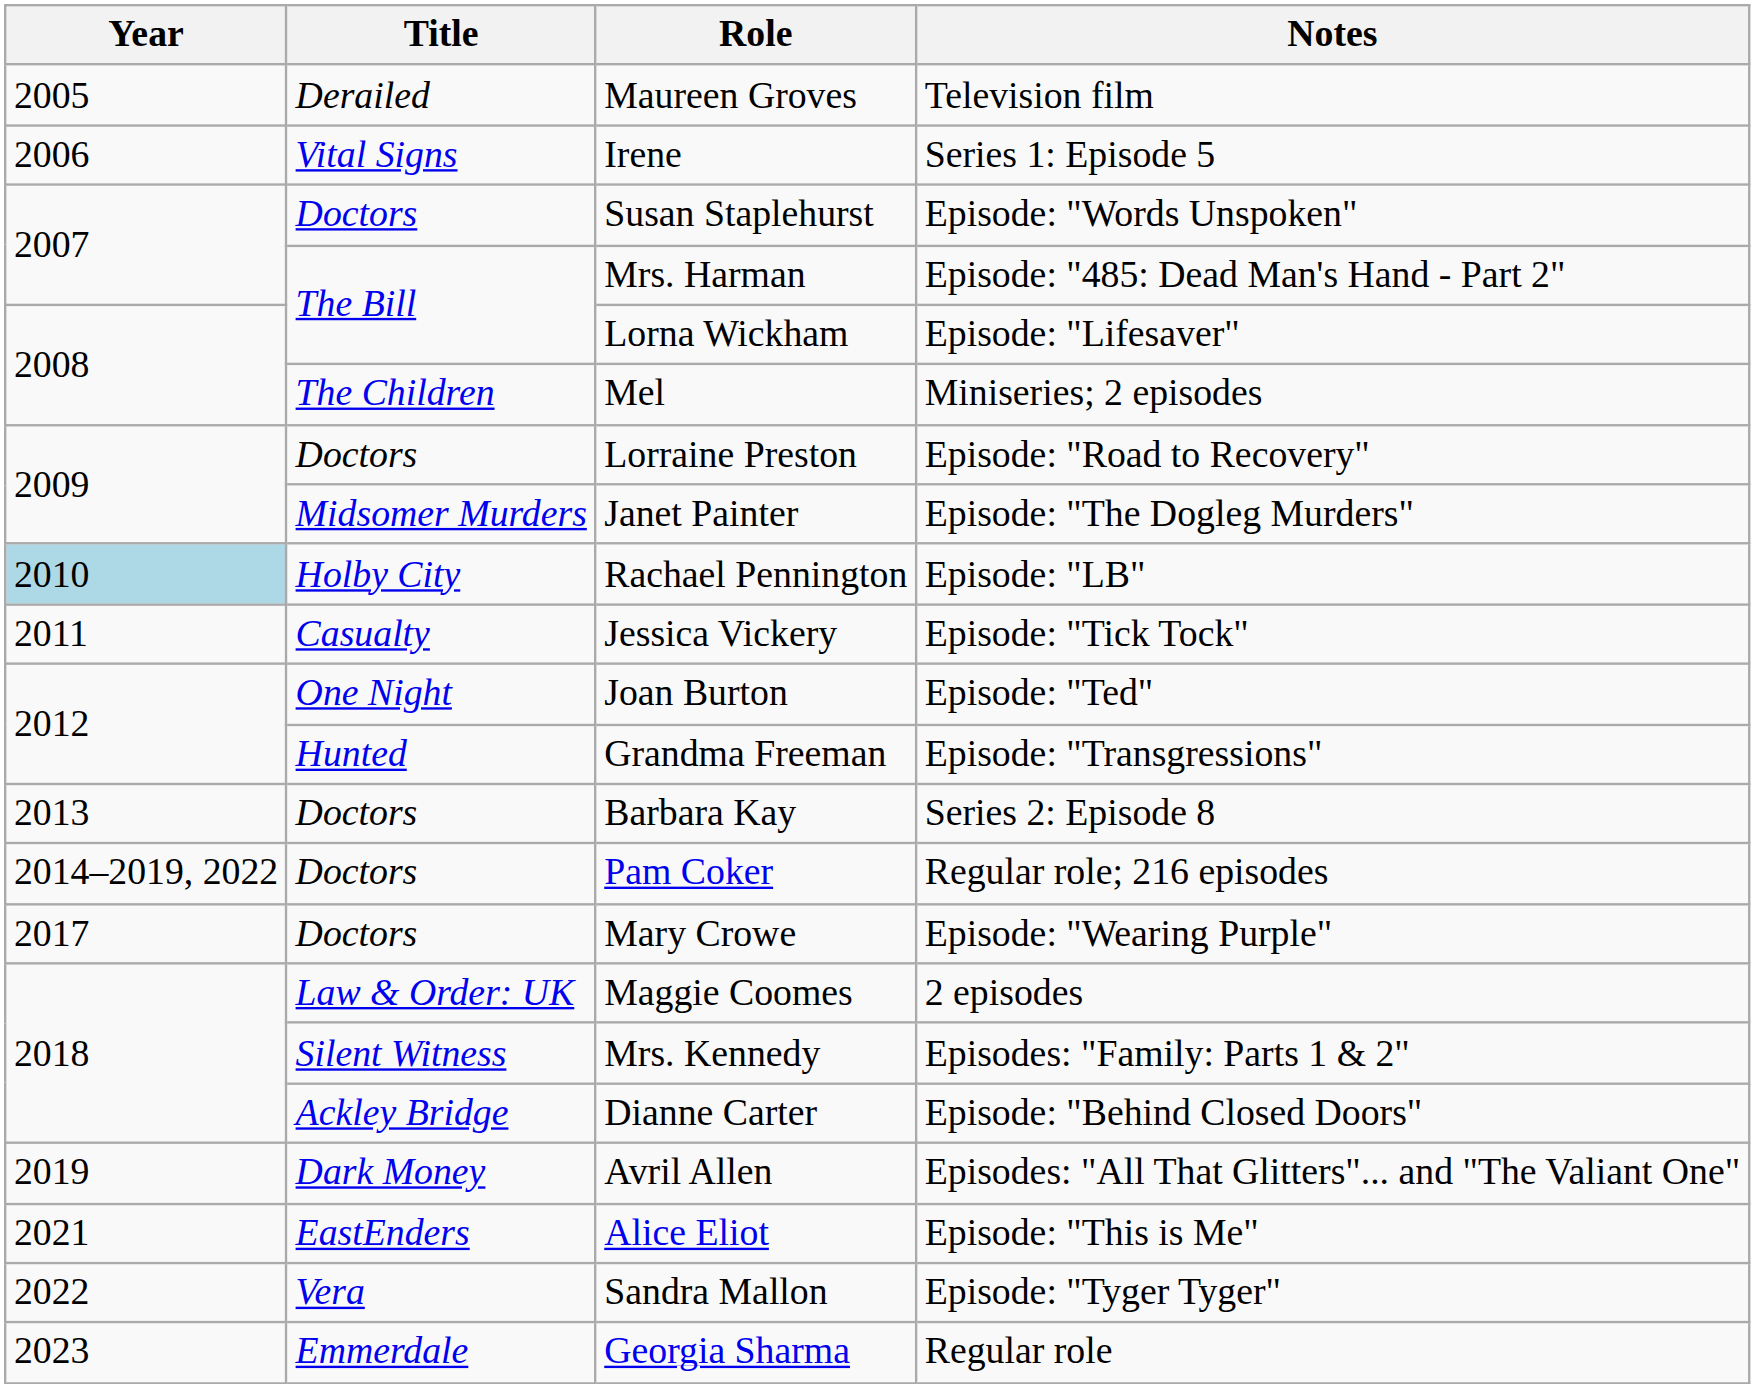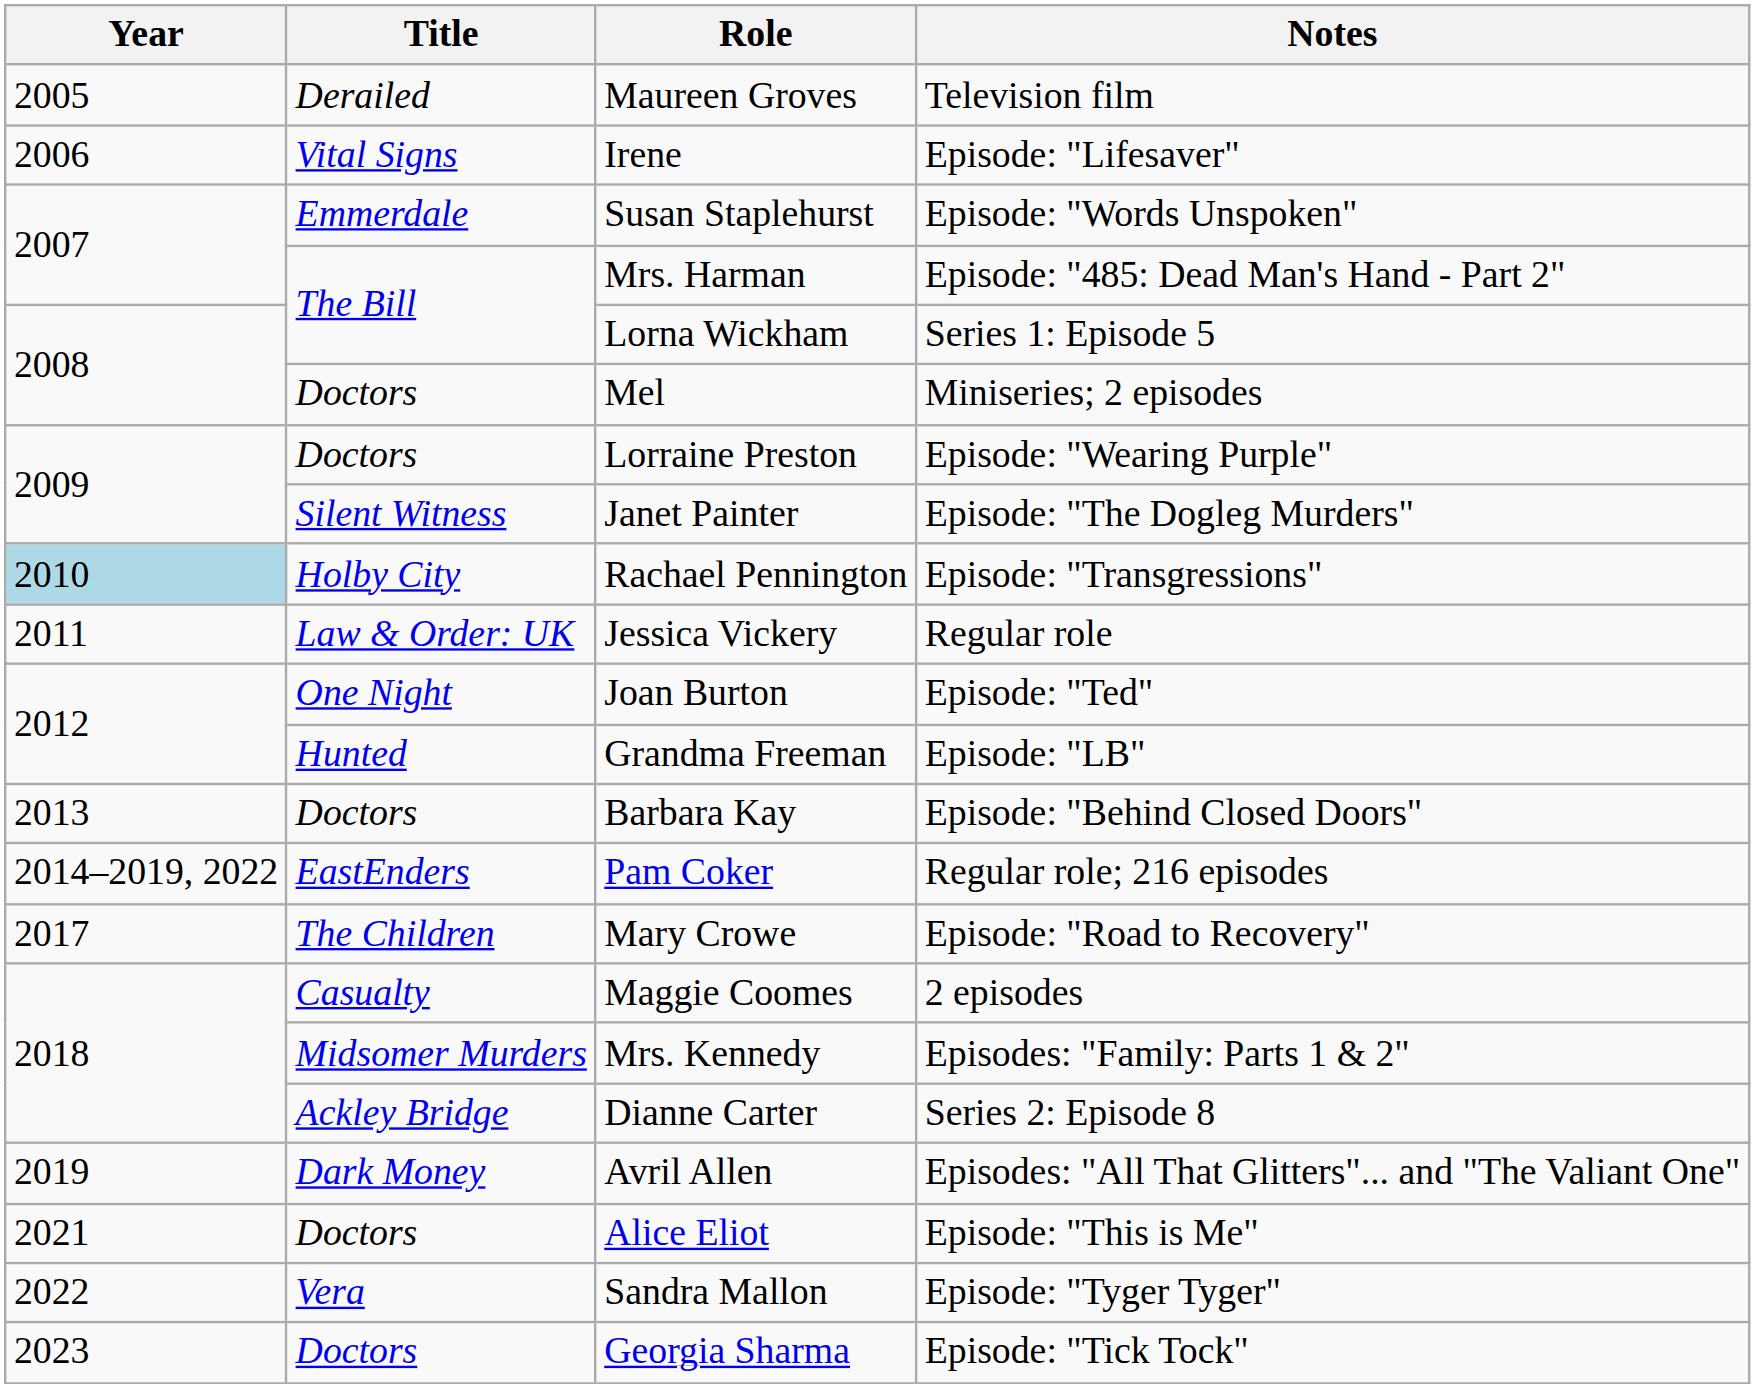(1070, 154) Series 1: Episode 5 -> (1082, 154) Episode: "Lifesaver"
(356, 214) Doctors -> (382, 214) Emmerdale
(1082, 333) Episode: "Lifesaver" -> (1070, 333) Series 1: Episode 5
(395, 393) The Children -> (356, 393) Doctors
(1147, 453) Episode: "Road to Recovery" -> (1128, 453) Episode: "Wearing Purple"
(441, 513) Midsomer Murders -> (401, 513) Silent Witness
(1035, 573) Episode: "LB" -> (1124, 573) Episode: "Transgressions"
(363, 633) Casualty -> (435, 633) Law & Order: UK
(1087, 633) Episode: "Tick Tock" -> (1019, 633) Regular role
(1124, 753) Episode: "Transgressions" -> (1035, 753) Episode: "LB"
(1070, 812) Series 2: Episode 8 -> (1174, 812) Episode: "Behind Closed Doors"
(356, 872) Doctors -> (383, 872) EastEnders
(356, 932) Doctors -> (395, 932) The Children
(1128, 932) Episode: "Wearing Purple" -> (1147, 932) Episode: "Road to Recovery"
(435, 992) Law & Order: UK -> (363, 992) Casualty
(401, 1052) Silent Witness -> (441, 1052) Midsomer Murders
(1174, 1112) Episode: "Behind Closed Doors" -> (1070, 1112) Series 2: Episode 8
(383, 1232) EastEnders -> (356, 1232) Doctors
(382, 1351) Emmerdale -> (356, 1351) Doctors
(1019, 1351) Regular role -> (1087, 1351) Episode: "Tick Tock"
